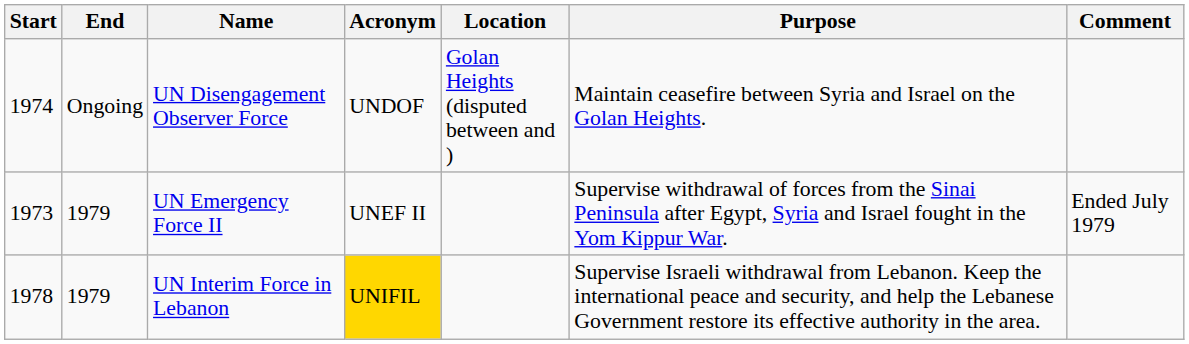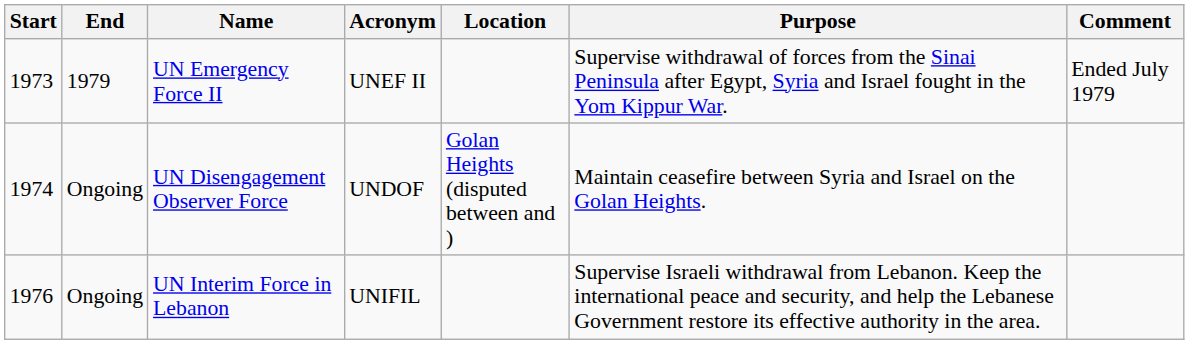rows swapped: (221, 213) <-> (239, 105)
(31, 296) 1978 -> (31, 296) 1976
(89, 296) 1979 -> (105, 296) Ongoing
(385, 296) gold background -> (385, 296) no background
